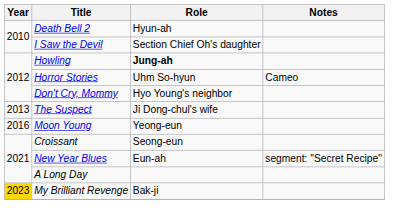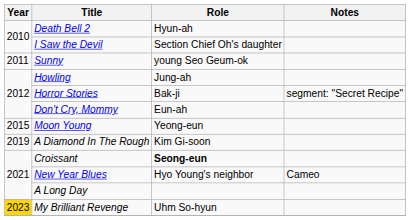+ row: (49, 61)
(153, 61) bold -> (173, 77) normal
(164, 77) Uhm So-hyun -> (167, 93) Bak-ji
(282, 77) Cameo -> (345, 93) segment: "Secret Recipe"
(182, 93) Hyo Young's neighbor -> (171, 110) Eun-ah
- row: (63, 110)
(18, 126) 2016 -> (18, 126) 2015
+ row: (92, 142)
(158, 142) normal -> (181, 158) bold
(149, 158) Eun-ah -> (204, 175) Hyo Young's neighbor
(324, 158) segment: "Secret Recipe" -> (303, 175) Cameo
(146, 191) Bak-ji -> (185, 207) Uhm So-hyun
